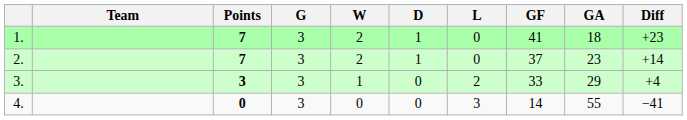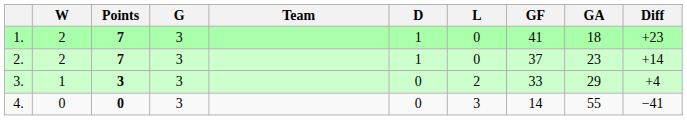columns swapped: (123, 15) <-> (360, 15)
